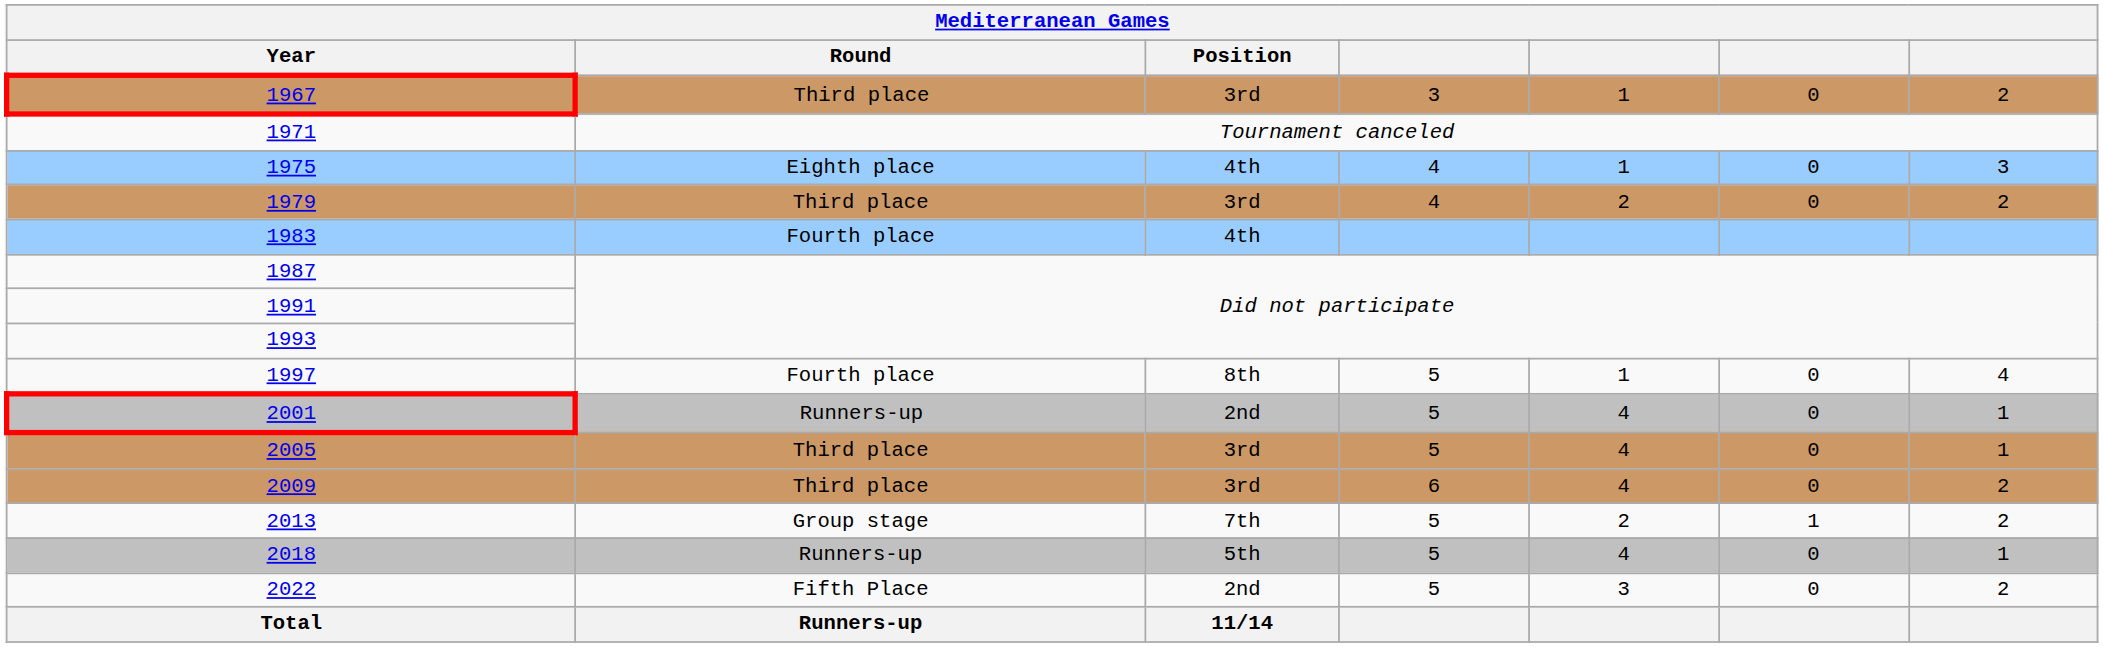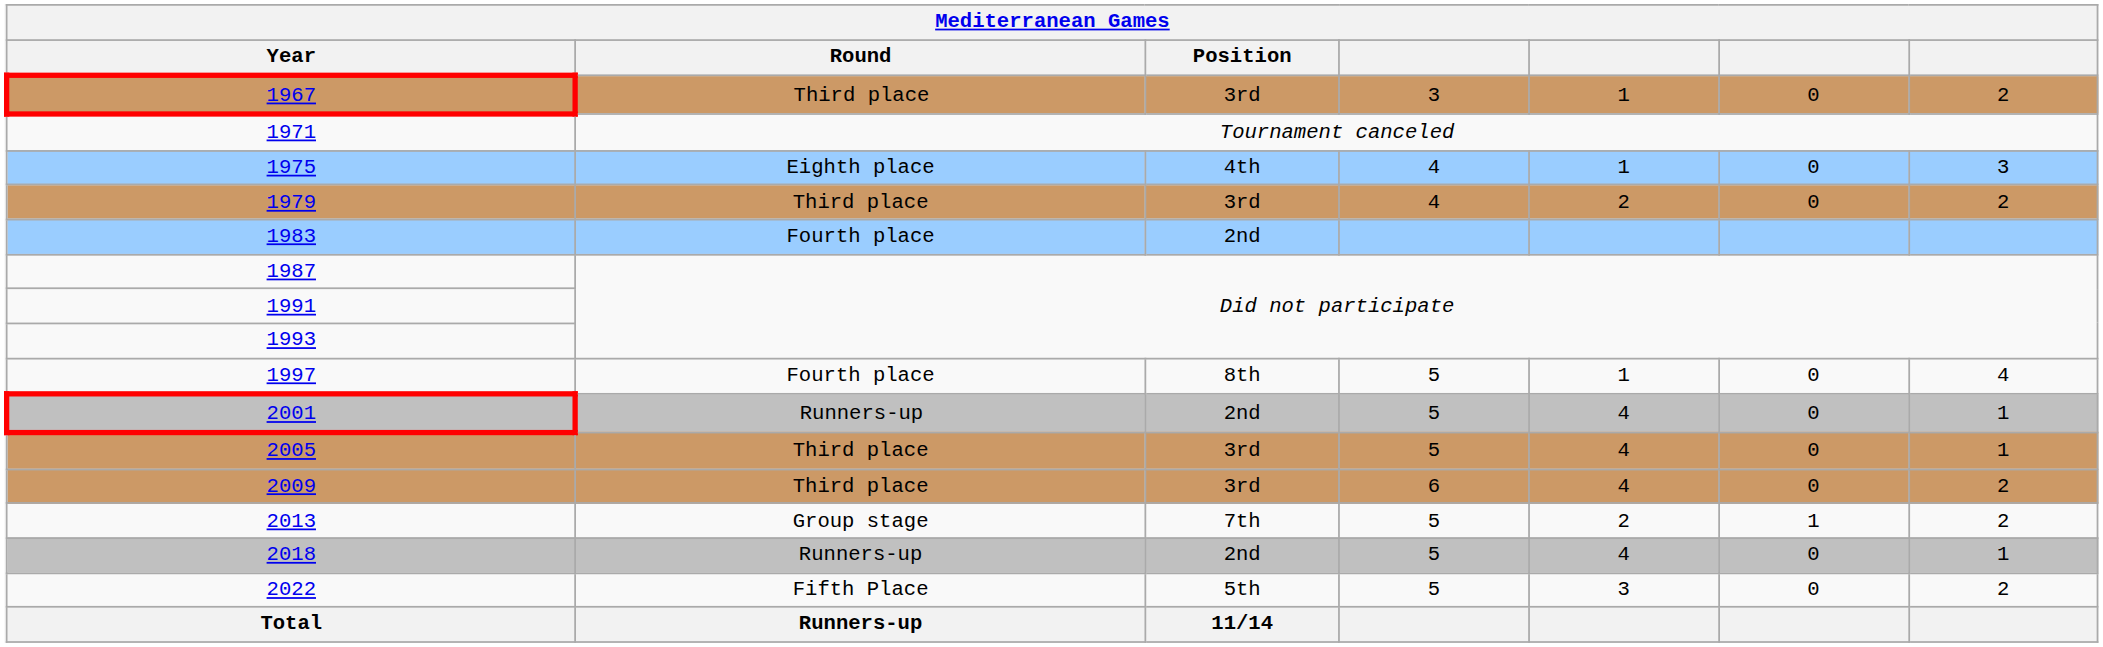(1242, 236) 4th -> (1242, 236) 2nd
(1242, 555) 5th -> (1242, 555) 2nd
(1242, 589) 2nd -> (1242, 589) 5th
